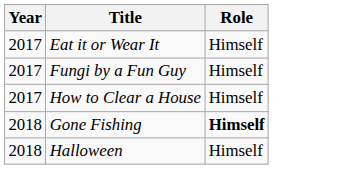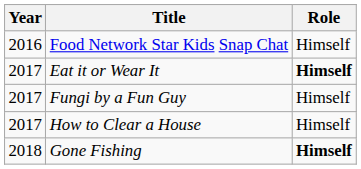+ row: (169, 44)
(236, 44) normal -> (324, 71) bold
- row: (86, 151)
